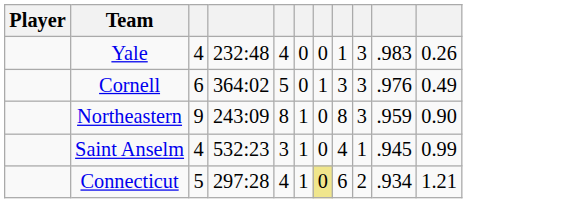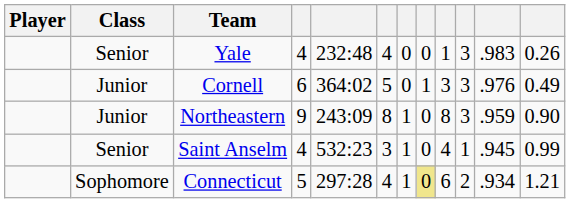+ column: (122, 20)
